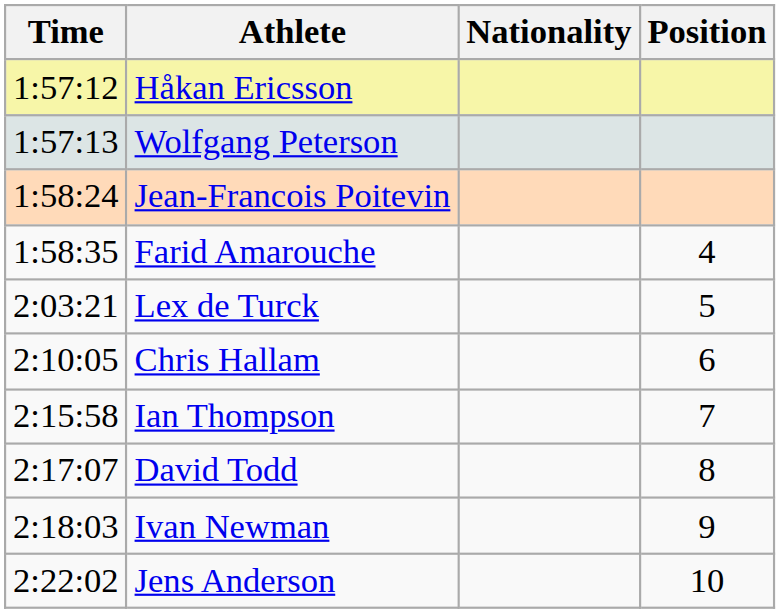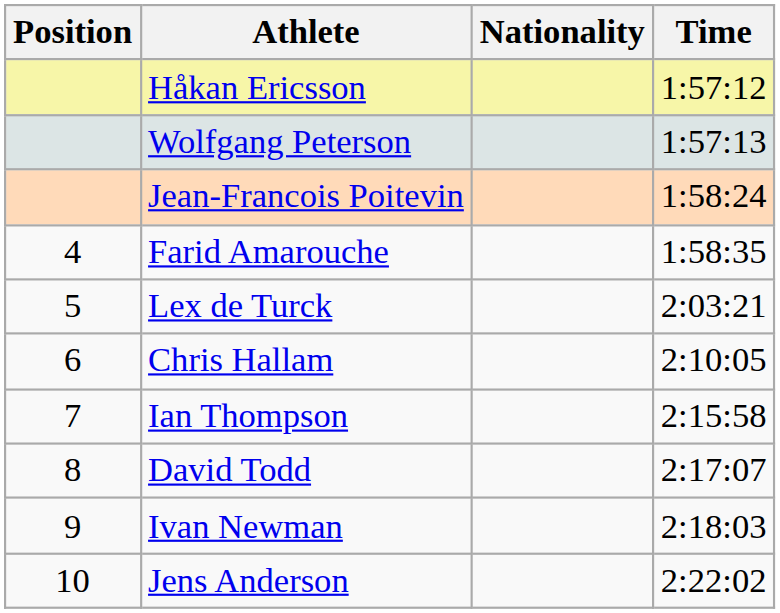columns swapped: (707, 31) <-> (66, 31)
